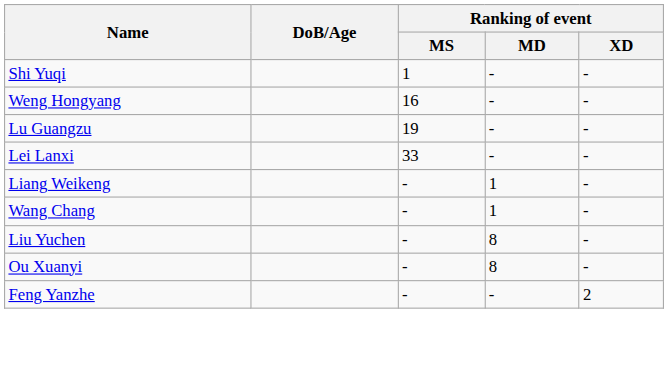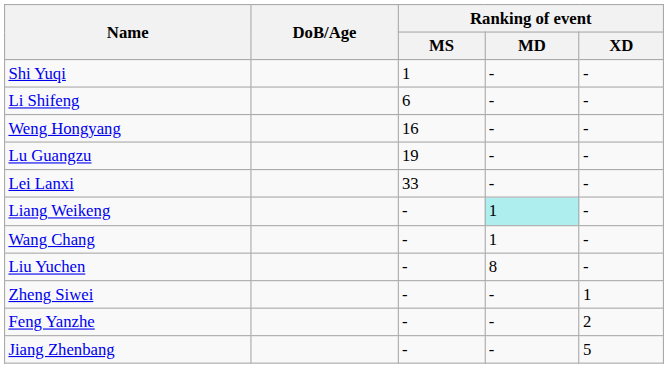+ row: (44, 101)
(493, 183) no background -> (493, 211) paleturquoise background
- row: (45, 266)
+ row: (51, 294)
+ row: (62, 349)
